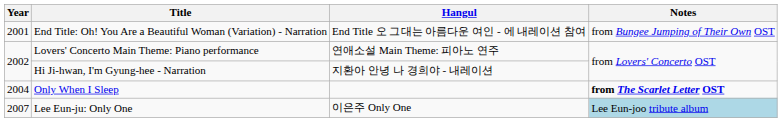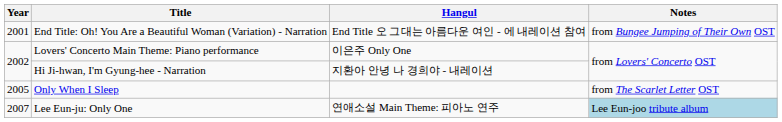(416, 51) 연애소설 Main Theme: 피아노 연주 -> (372, 51) 이은주 Only One
(18, 89) 2004 -> (18, 89) 2005
(658, 89) bold -> (655, 89) normal
(372, 107) 이은주 Only One -> (416, 107) 연애소설 Main Theme: 피아노 연주
